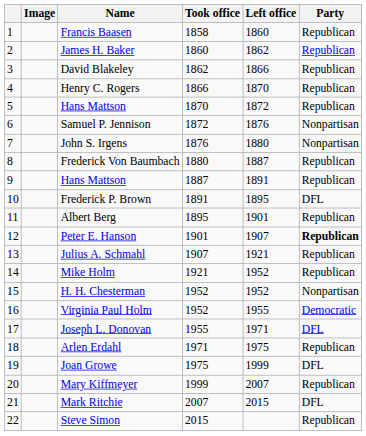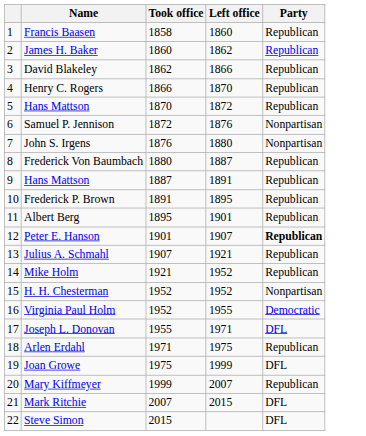- column: (40, 13)
(313, 198) DFL -> (292, 198) Republican
(328, 421) Republican -> (276, 421) DFL
